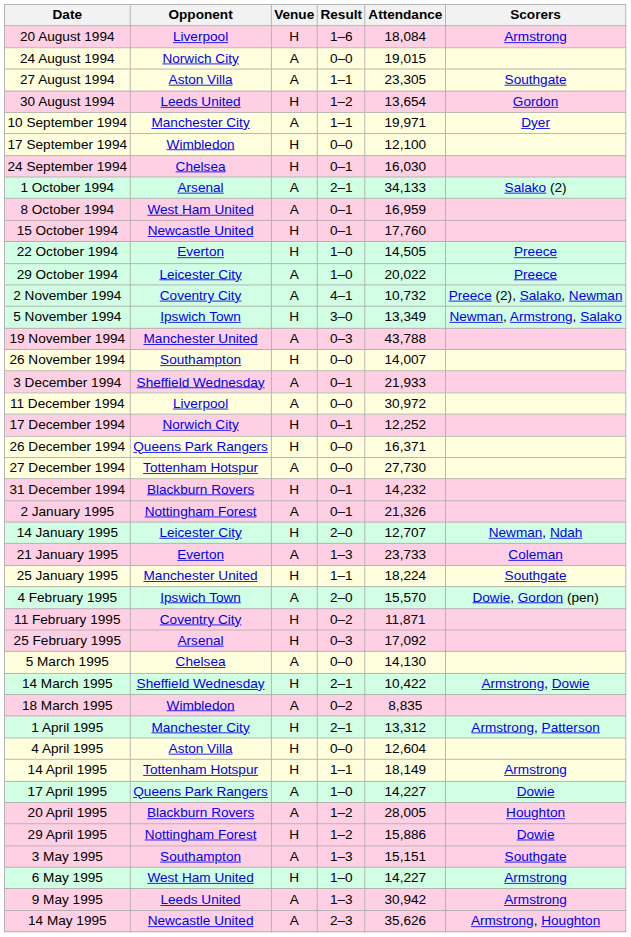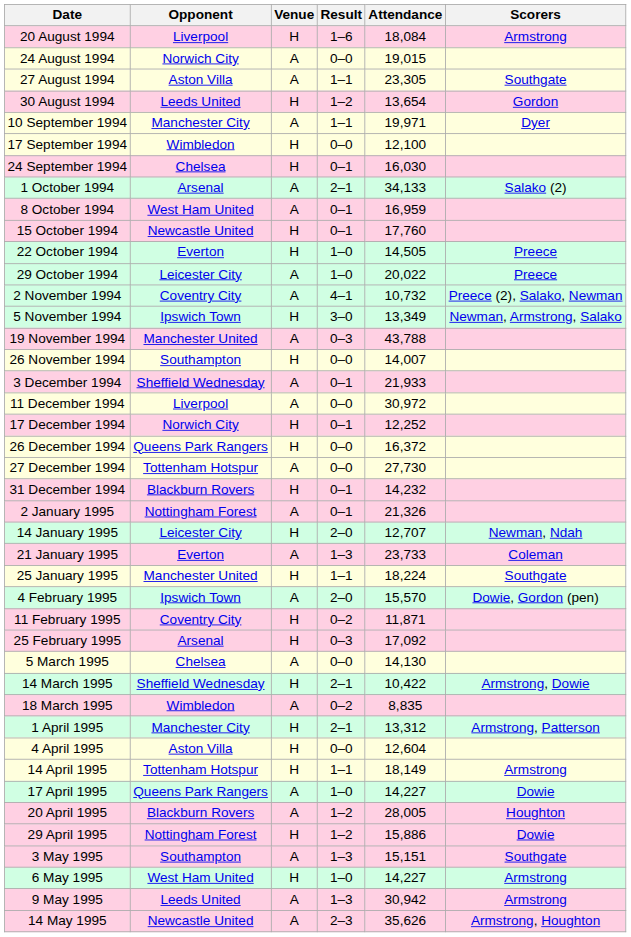(405, 446) 16,371 -> (405, 446) 16,372
